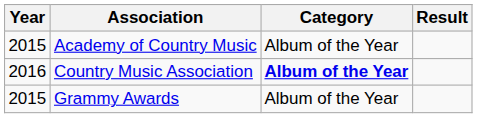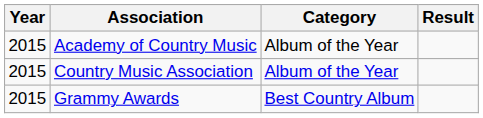(27, 71) 2016 -> (27, 71) 2015
(336, 71) bold -> (331, 71) normal
(331, 98) Album of the Year -> (339, 98) Best Country Album
